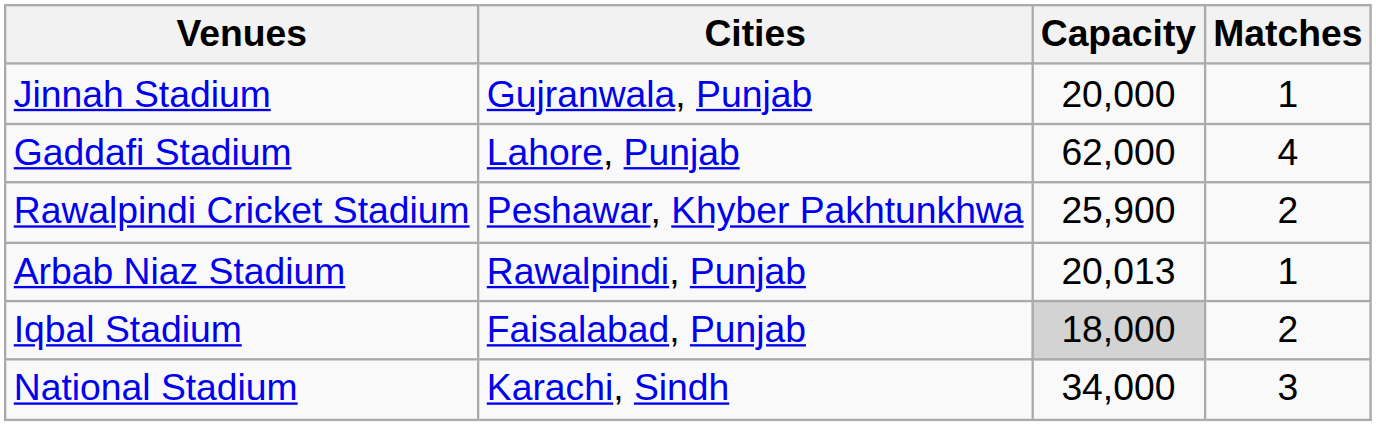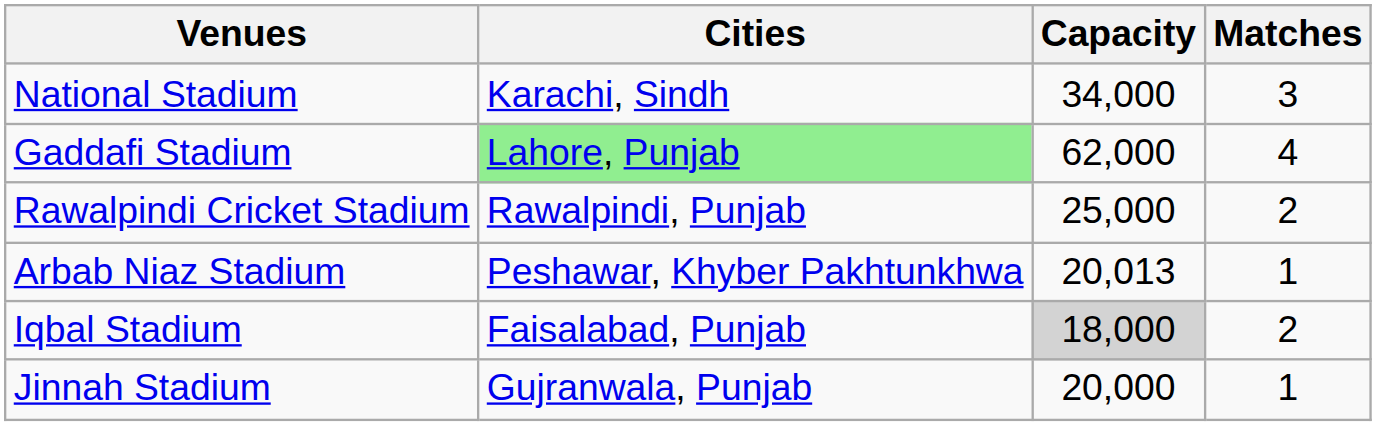rows swapped: (156, 388) <-> (142, 93)
(613, 152) no background -> (613, 152) lightgreen background
(755, 211) Peshawar, Khyber Pakhtunkhwa -> (646, 211) Rawalpindi, Punjab
(1118, 211) 25,900 -> (1118, 211) 25,000
(646, 270) Rawalpindi, Punjab -> (755, 270) Peshawar, Khyber Pakhtunkhwa
